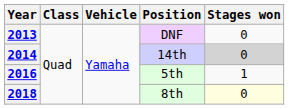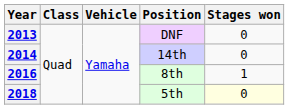(244, 54) lightgrey background -> (244, 54) no background
(172, 74) 5th -> (172, 74) 8th
(172, 94) 8th -> (172, 94) 5th
